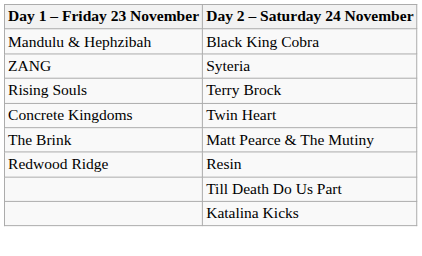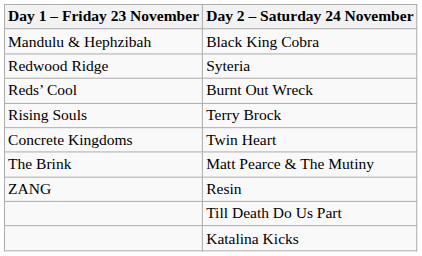(30, 66) ZANG -> (58, 66) Redwood Ridge
+ row: (260, 90)
(58, 164) Redwood Ridge -> (30, 189) ZANG
